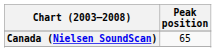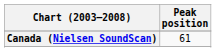(185, 39) 65 -> (185, 39) 61
